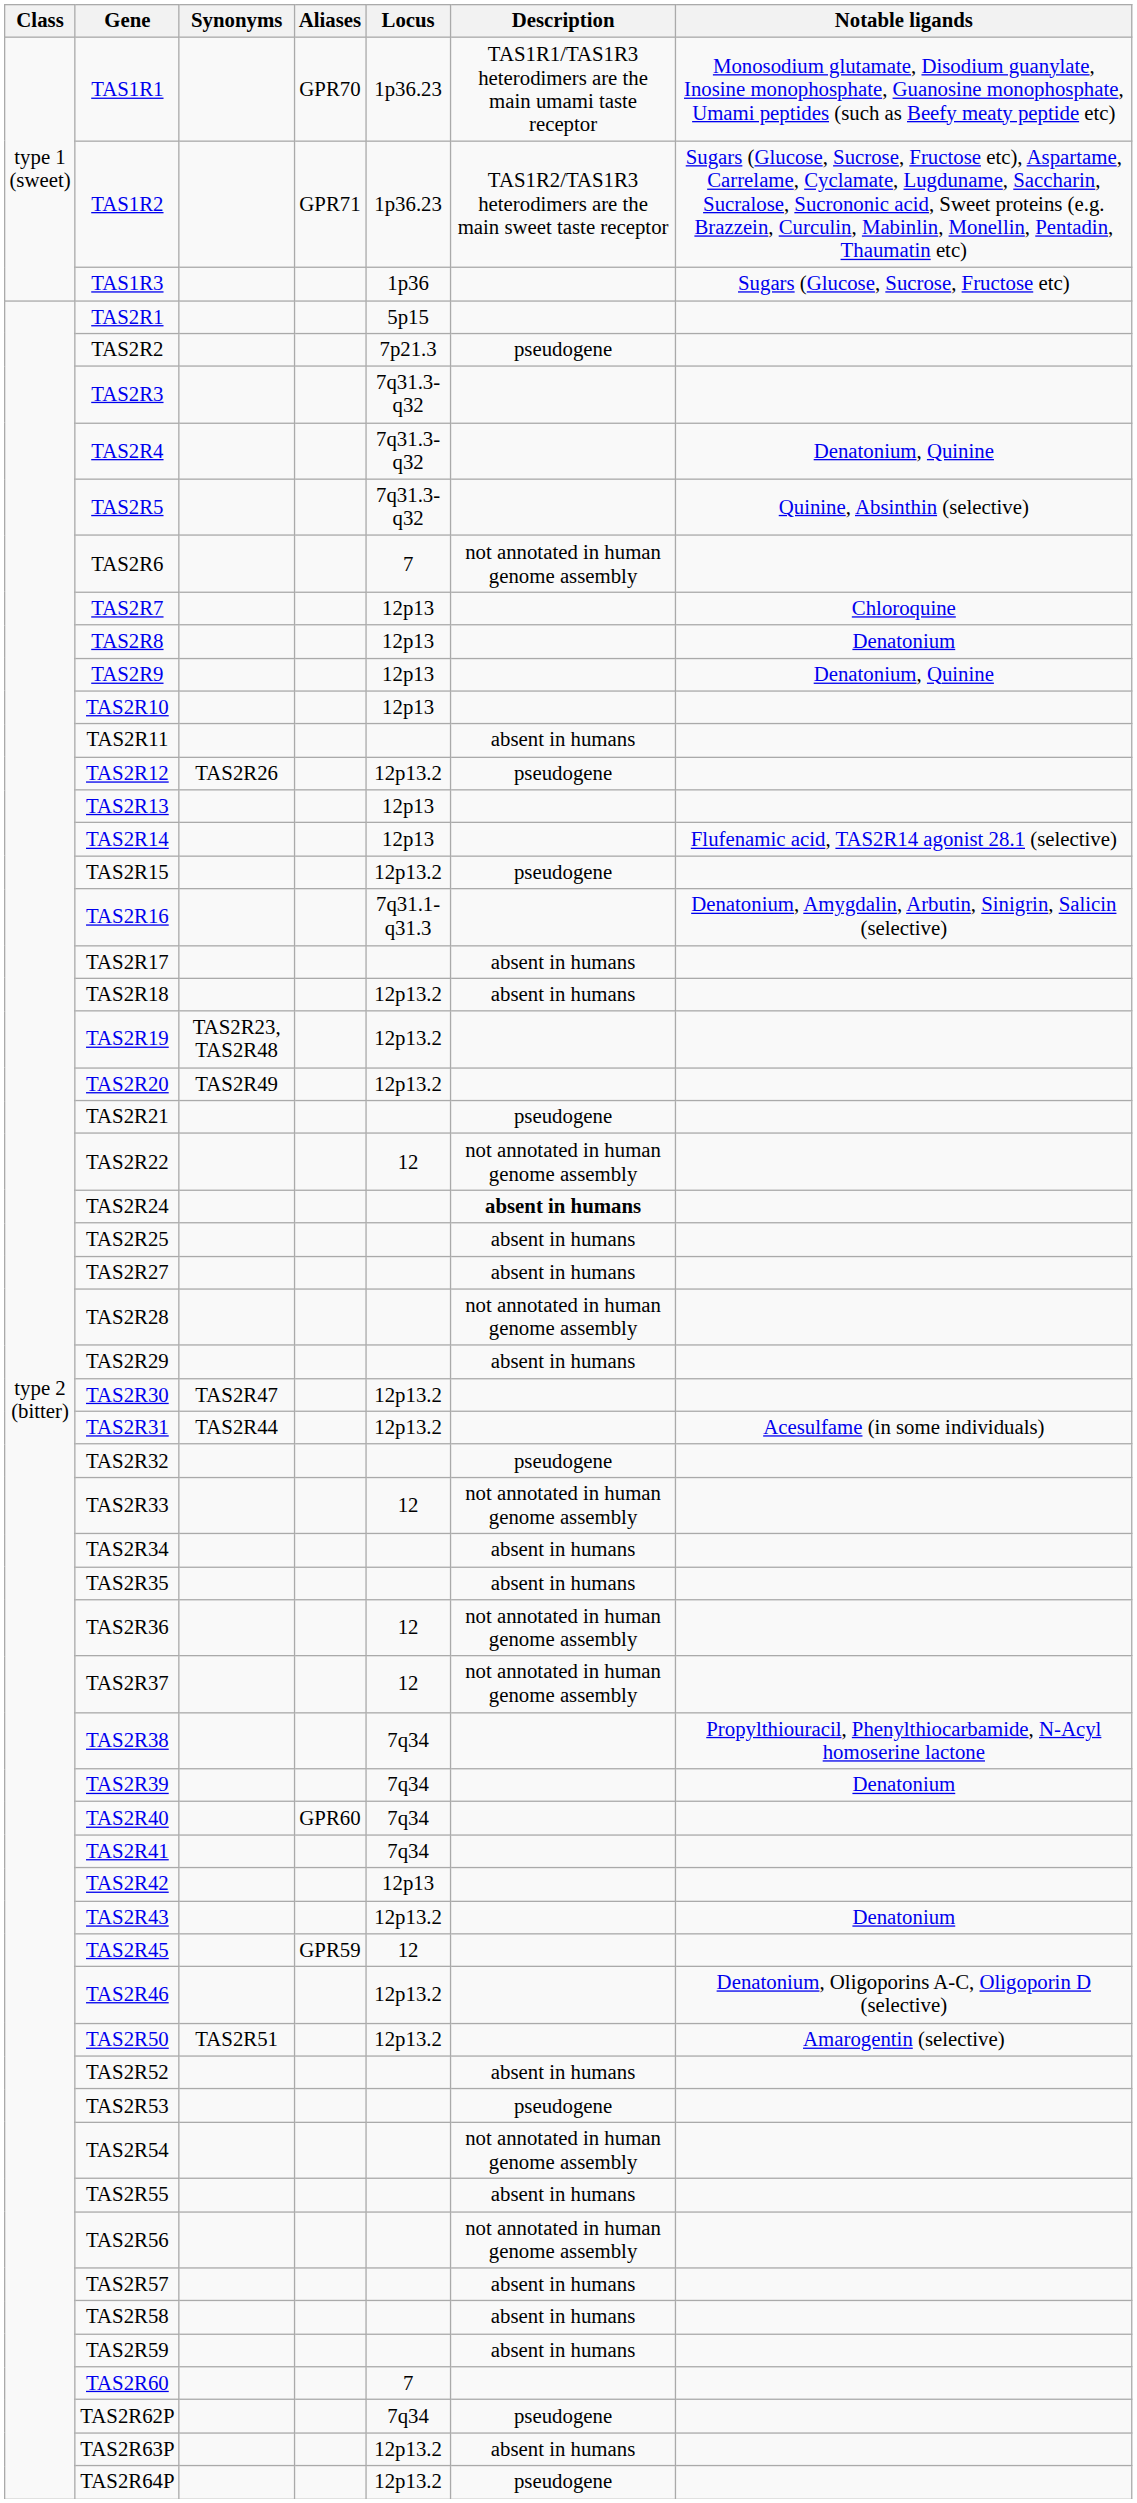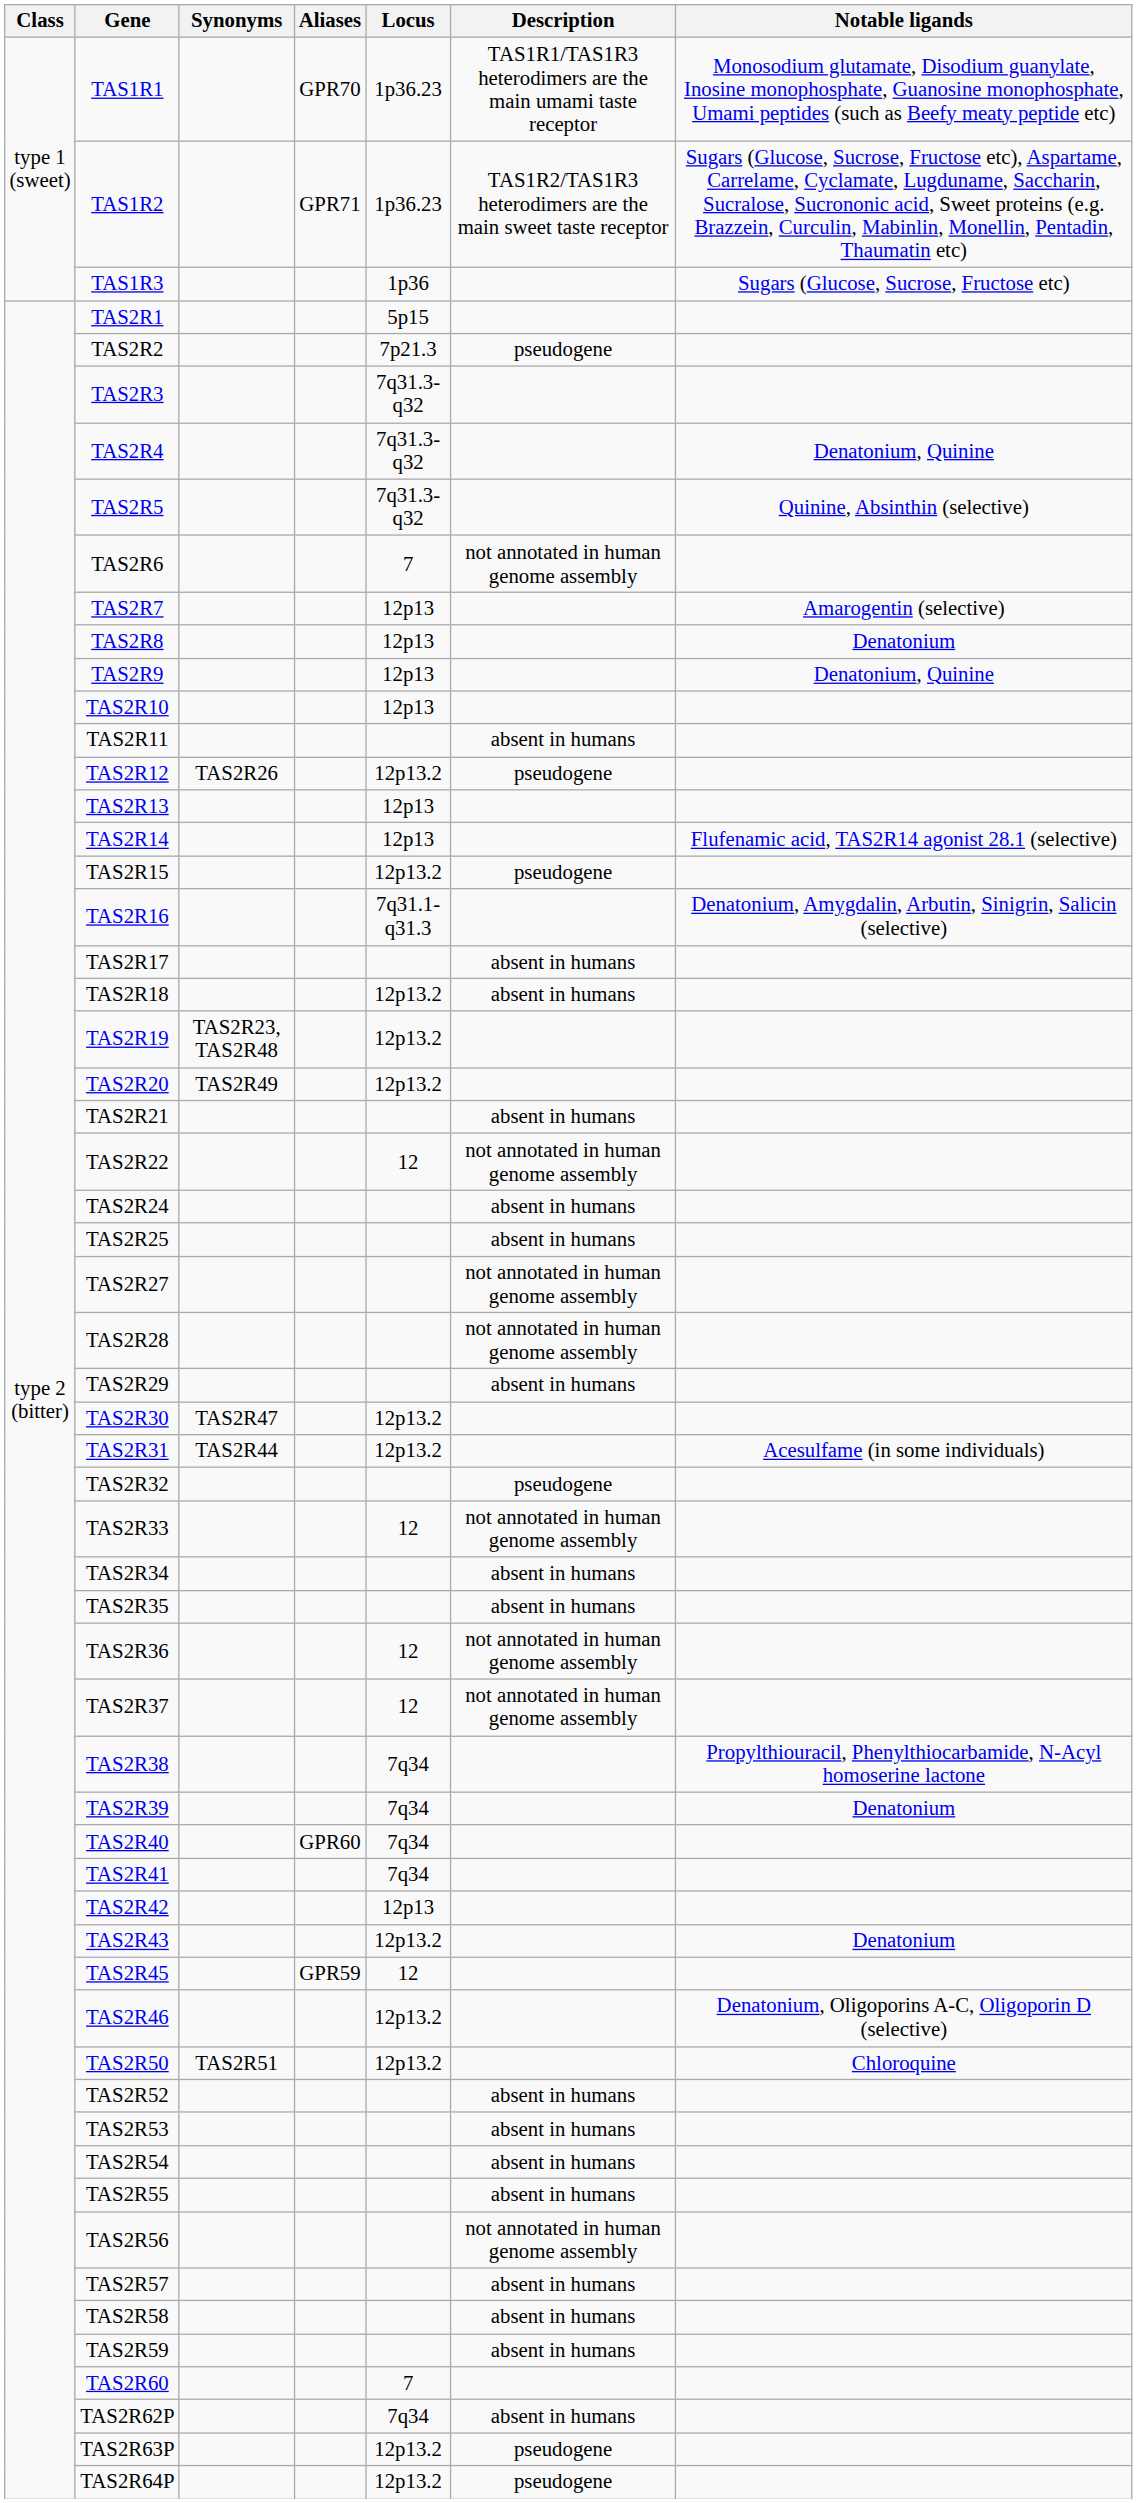(904, 608) Chloroquine -> (904, 608) Amarogentin (selective)
(563, 1116) pseudogene -> (563, 1116) absent in humans
(563, 1206) bold -> (563, 1206) normal
(563, 1272) absent in humans -> (563, 1283) not annotated in human genome assembly
(904, 2039) Amarogentin (selective) -> (904, 2062) Chloroquine
(563, 2105) pseudogene -> (563, 2128) absent in humans
(563, 2150) not annotated in human genome assembly -> (563, 2161) absent in humans
(563, 2416) pseudogene -> (563, 2416) absent in humans
(563, 2449) absent in humans -> (563, 2449) pseudogene
